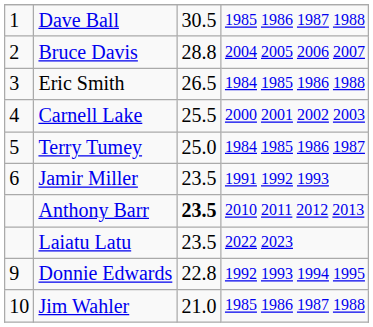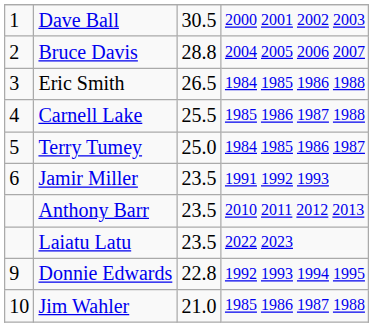(295, 20) 1985 1986 1987 1988 -> (295, 20) 2000 2001 2002 2003
(295, 115) 2000 2001 2002 2003 -> (295, 115) 1985 1986 1987 1988
(199, 210) bold -> (199, 210) normal
